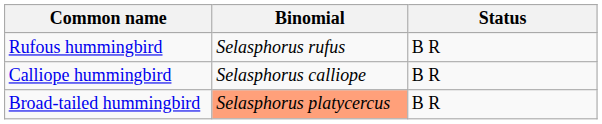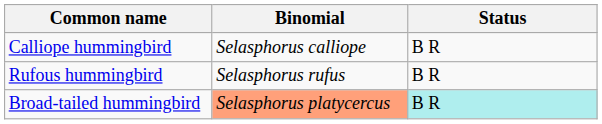rows swapped: (90, 75) <-> (86, 47)
(426, 103) no background -> (426, 103) paleturquoise background
